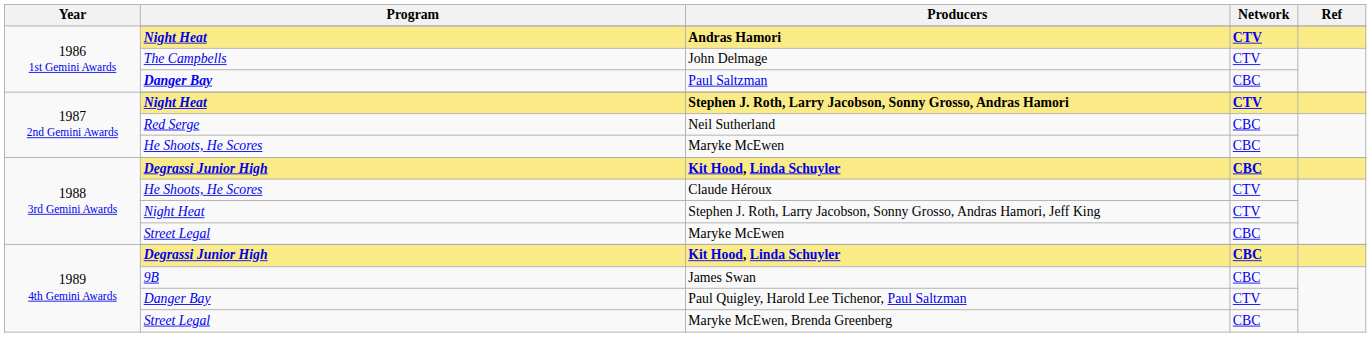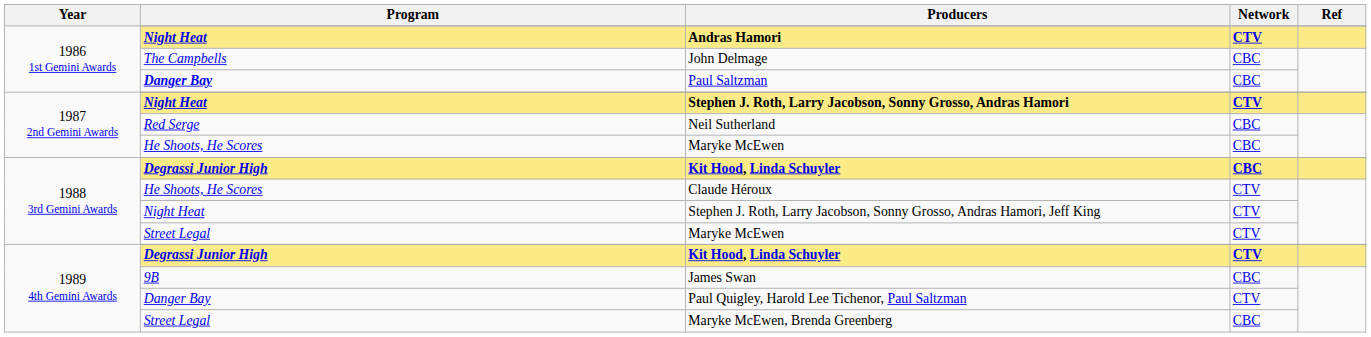(1247, 59) CTV -> (1247, 59) CBC
(1247, 233) CBC -> (1247, 233) CTV
(1247, 255) CBC -> (1247, 255) CTV
